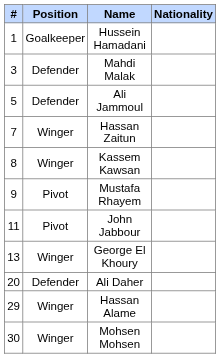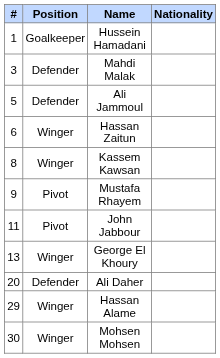(14, 132) 7 -> (14, 132) 6
